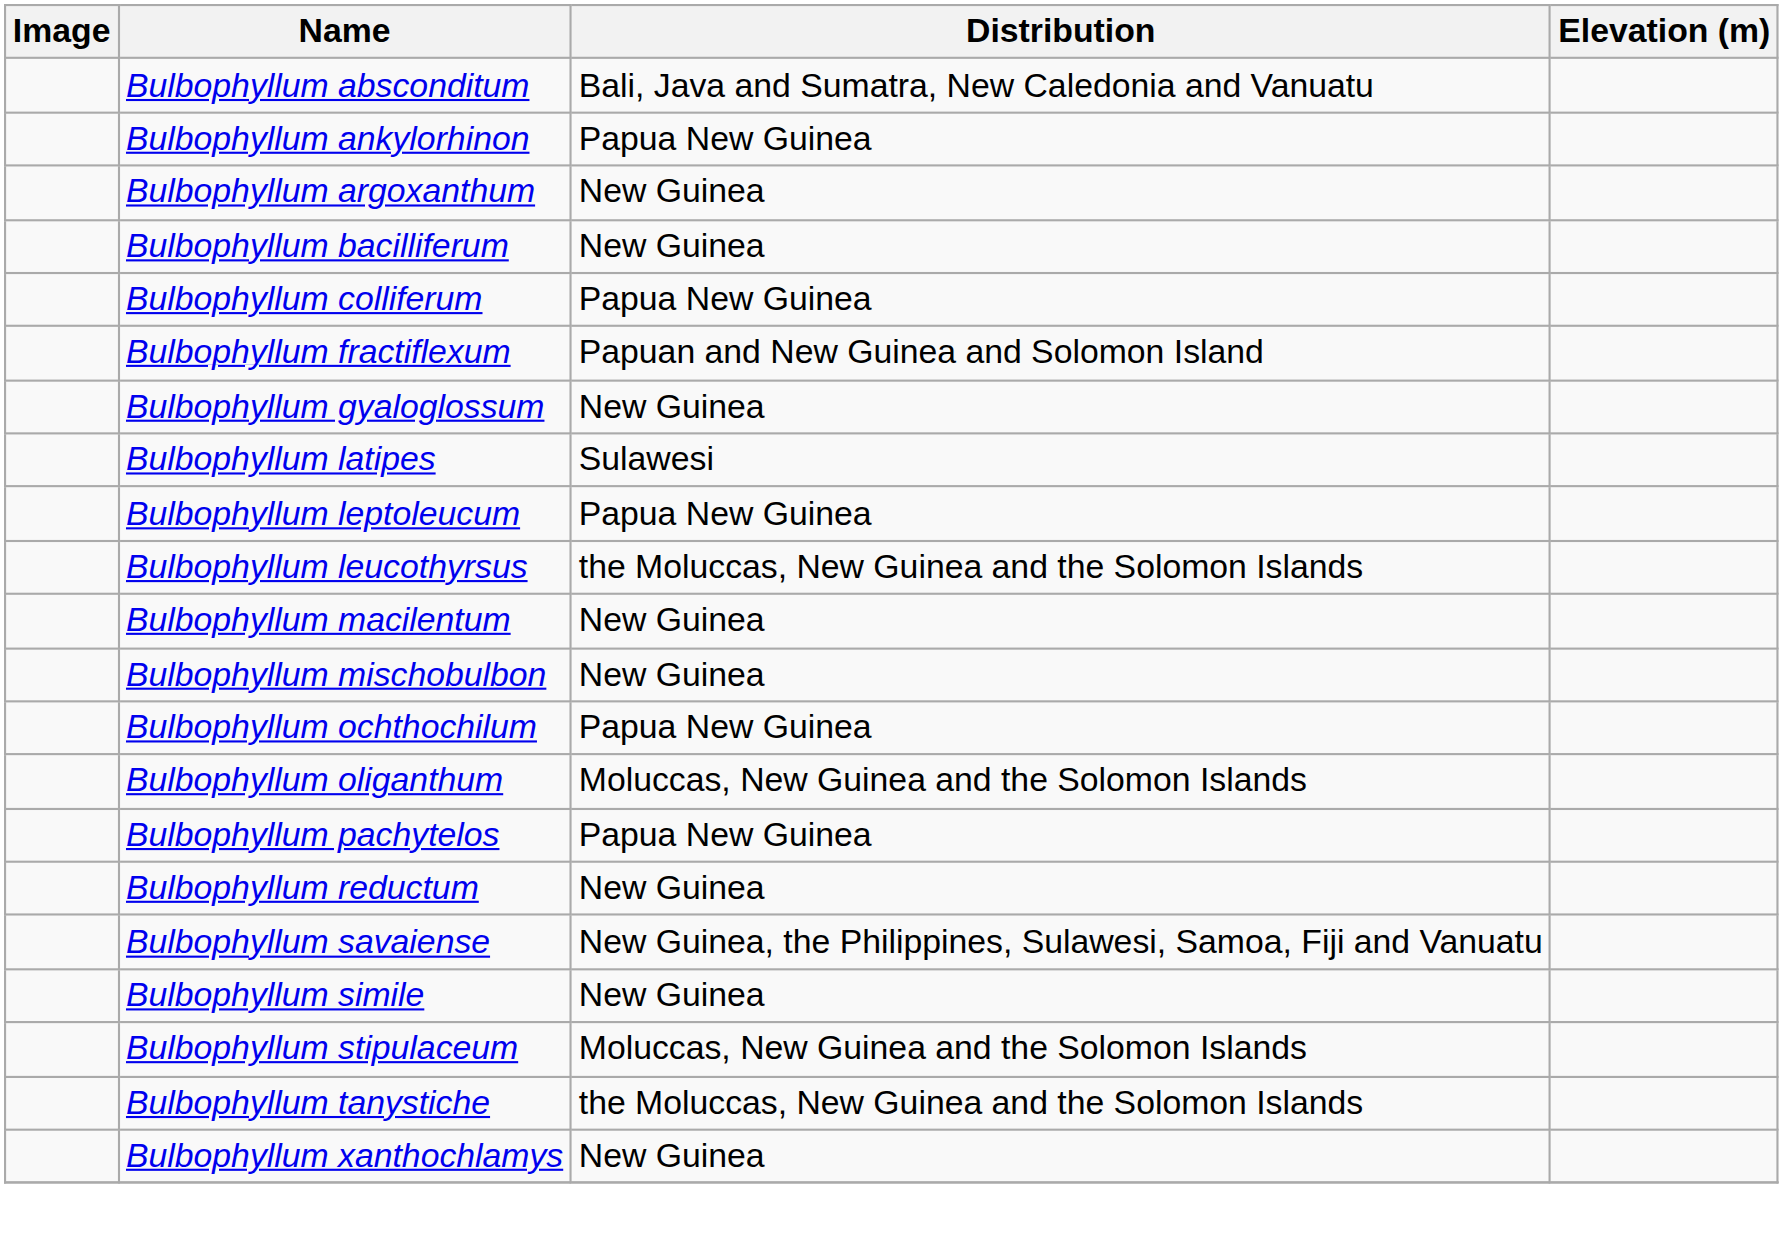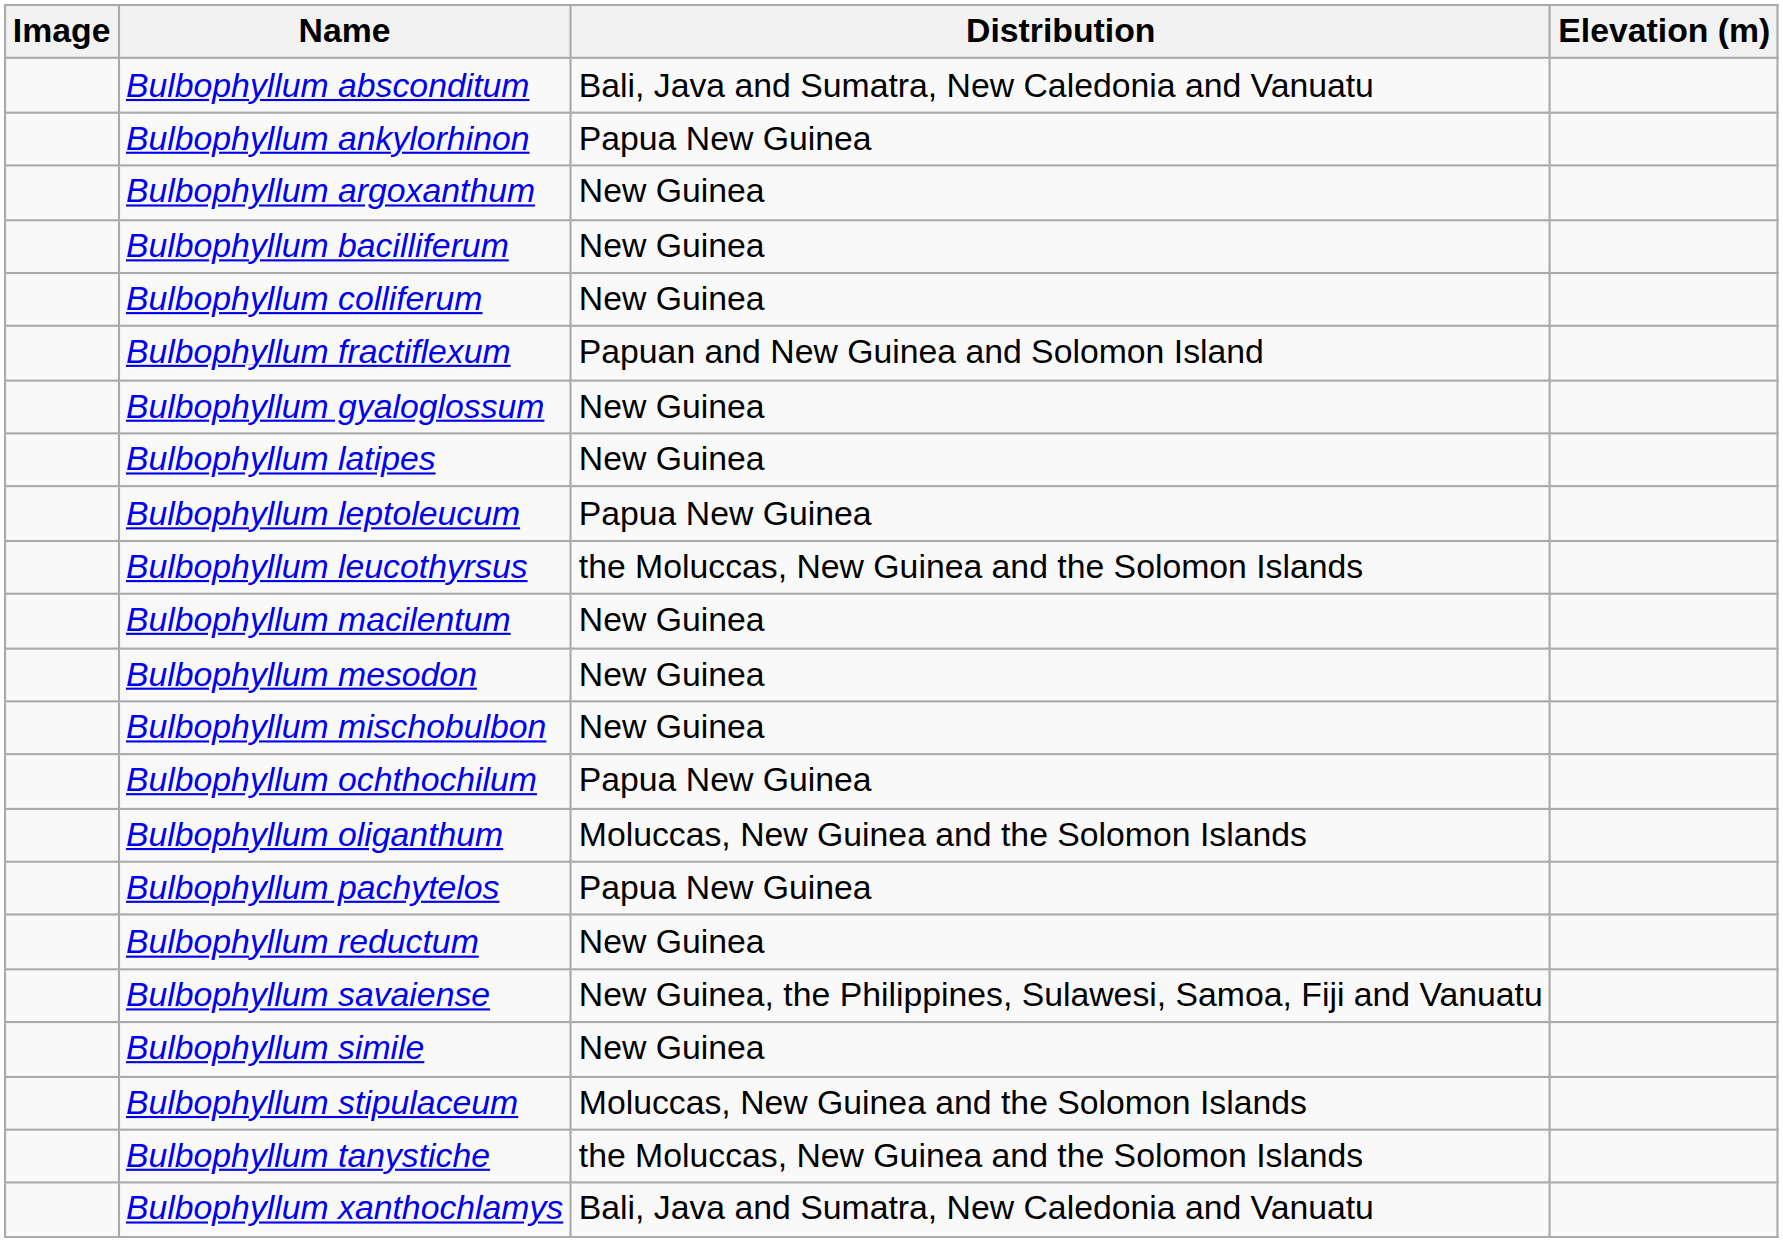(725, 298) Papua New Guinea -> (672, 298) New Guinea
(646, 459) Sulawesi -> (672, 459) New Guinea
+ row: (301, 673)
(672, 1155) New Guinea -> (976, 1209) Bali, Java and Sumatra, New Caledonia and Vanuatu
